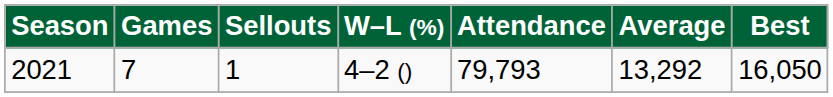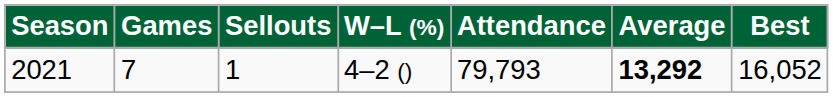(660, 69) normal -> (660, 69) bold
(780, 69) 16,050 -> (780, 69) 16,052
